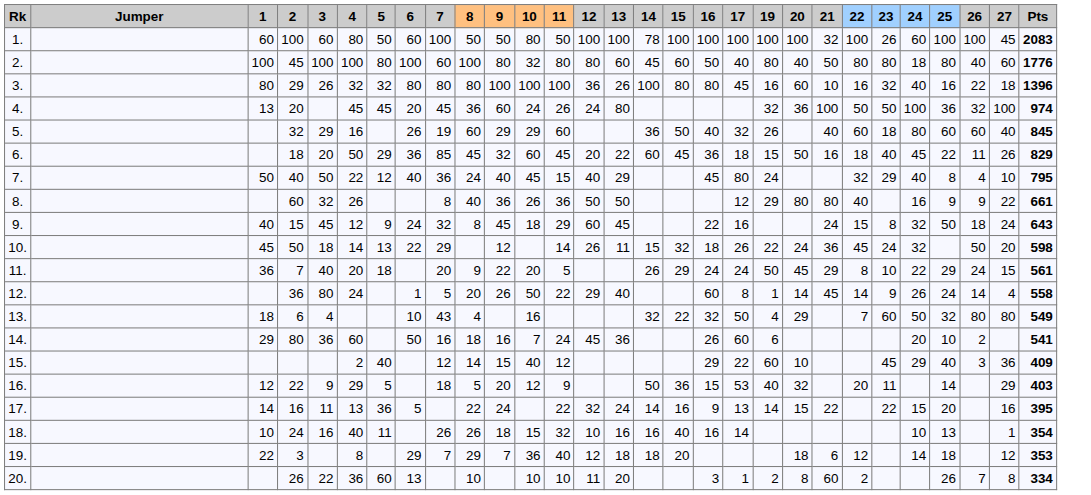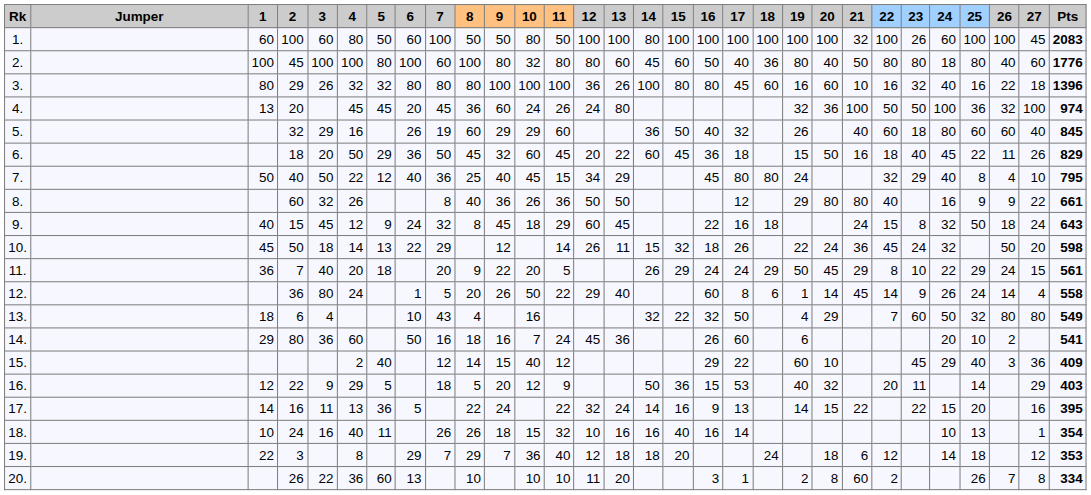+ column: (768, 16)
(652, 39) 78 -> (652, 39) 80
(444, 155) 85 -> (444, 155) 50
(474, 178) 24 -> (474, 178) 25
(593, 178) 40 -> (593, 178) 34
